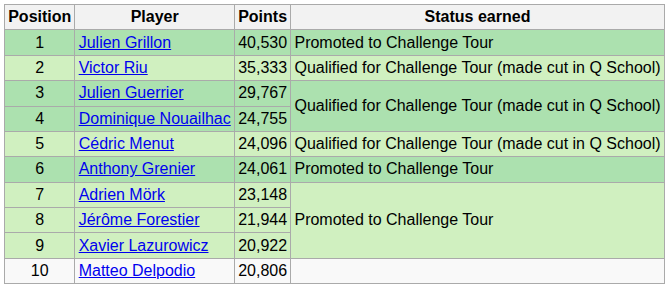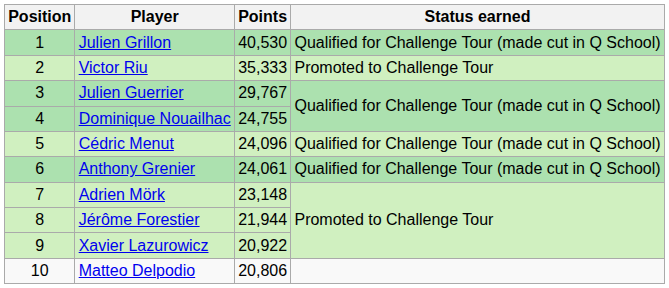(394, 42) Promoted to Challenge Tour -> (478, 42) Qualified for Challenge Tour (made cut in Q School)
(478, 67) Qualified for Challenge Tour (made cut in Q School) -> (394, 67) Promoted to Challenge Tour
(394, 169) Promoted to Challenge Tour -> (478, 169) Qualified for Challenge Tour (made cut in Q School)
